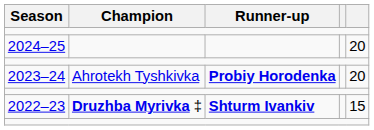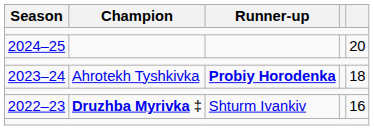(357, 76) 20 -> (357, 76) 18
(262, 106) bold -> (257, 106) normal
(357, 106) 15 -> (357, 106) 16
